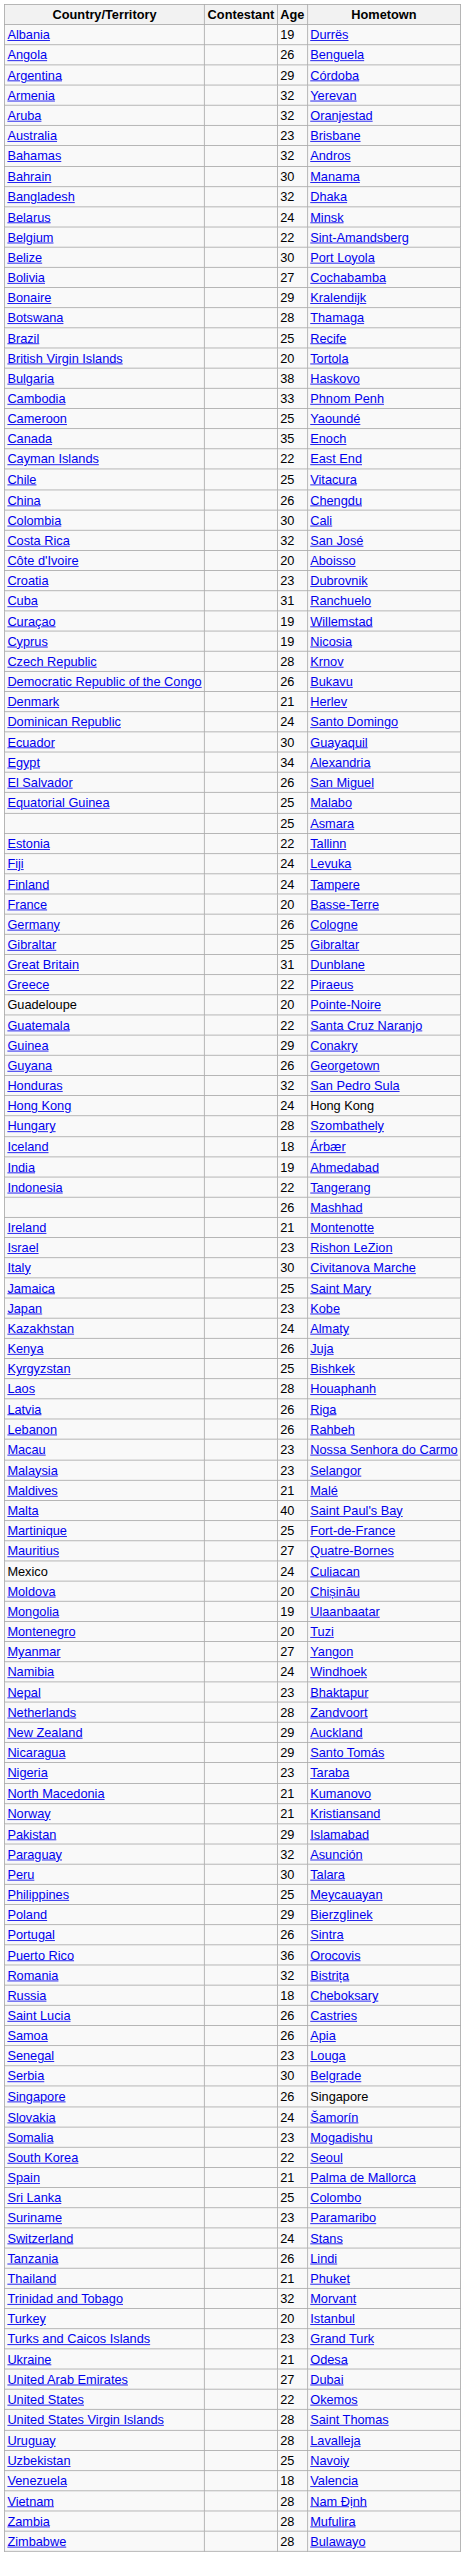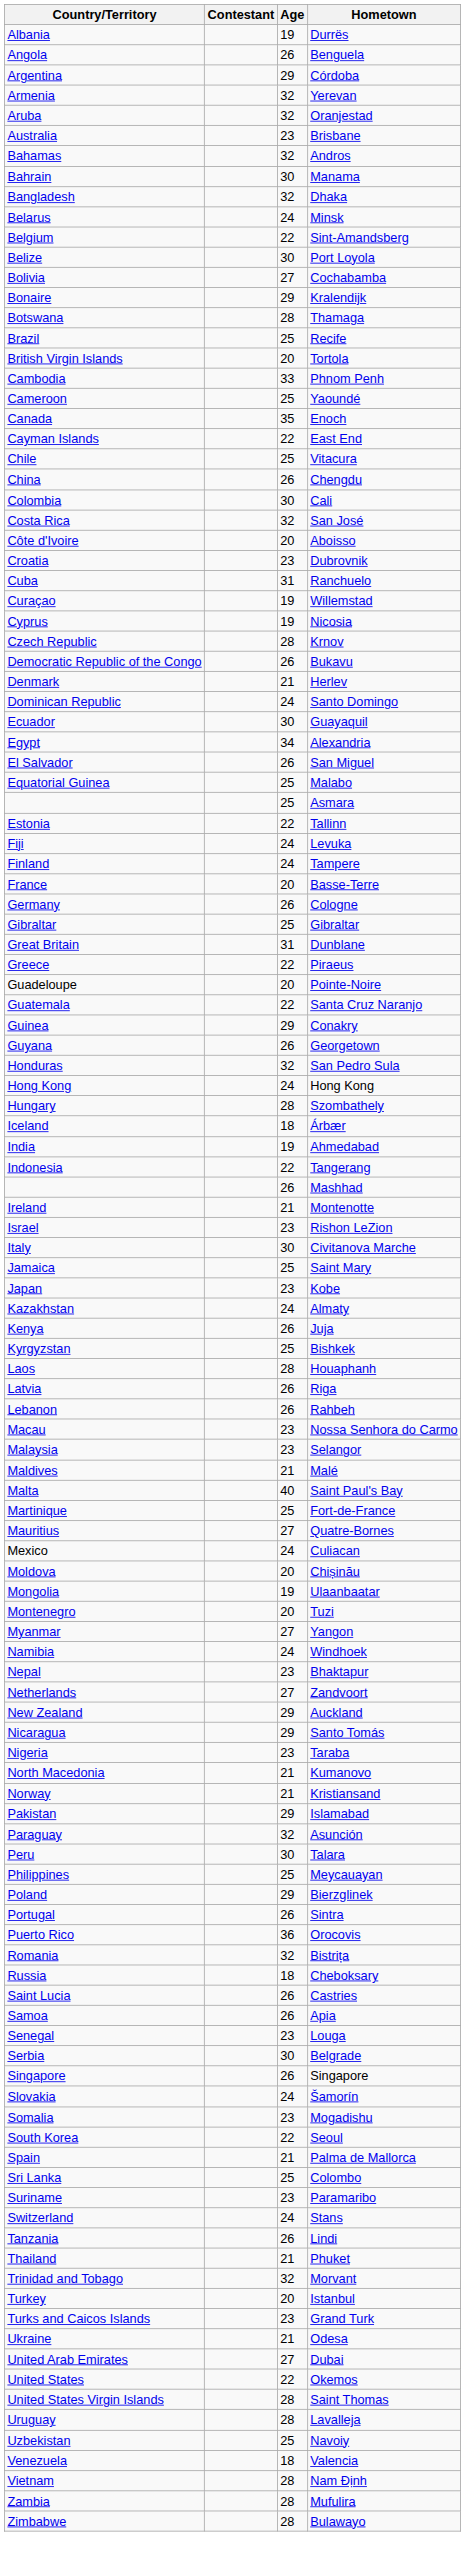- row: (335, 379)
(287, 1713) 28 -> (287, 1692) 27
